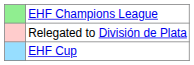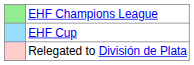rows swapped: (53, 51) <-> (108, 32)
